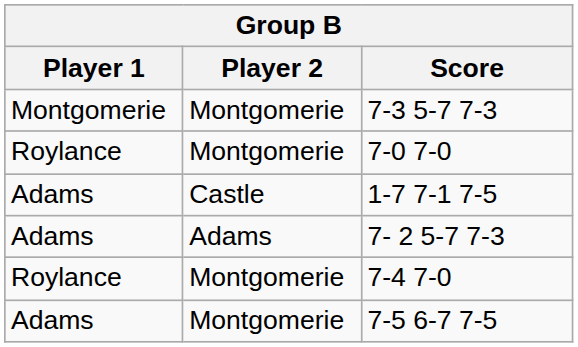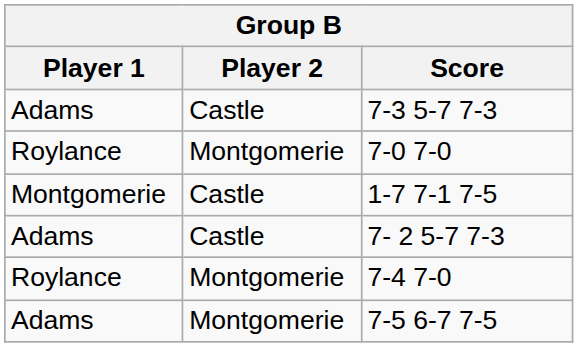(88, 109) Montgomerie -> (52, 109) Adams
(267, 109) Montgomerie -> (227, 109) Castle
(52, 194) Adams -> (88, 194) Montgomerie
(231, 236) Adams -> (227, 236) Castle
